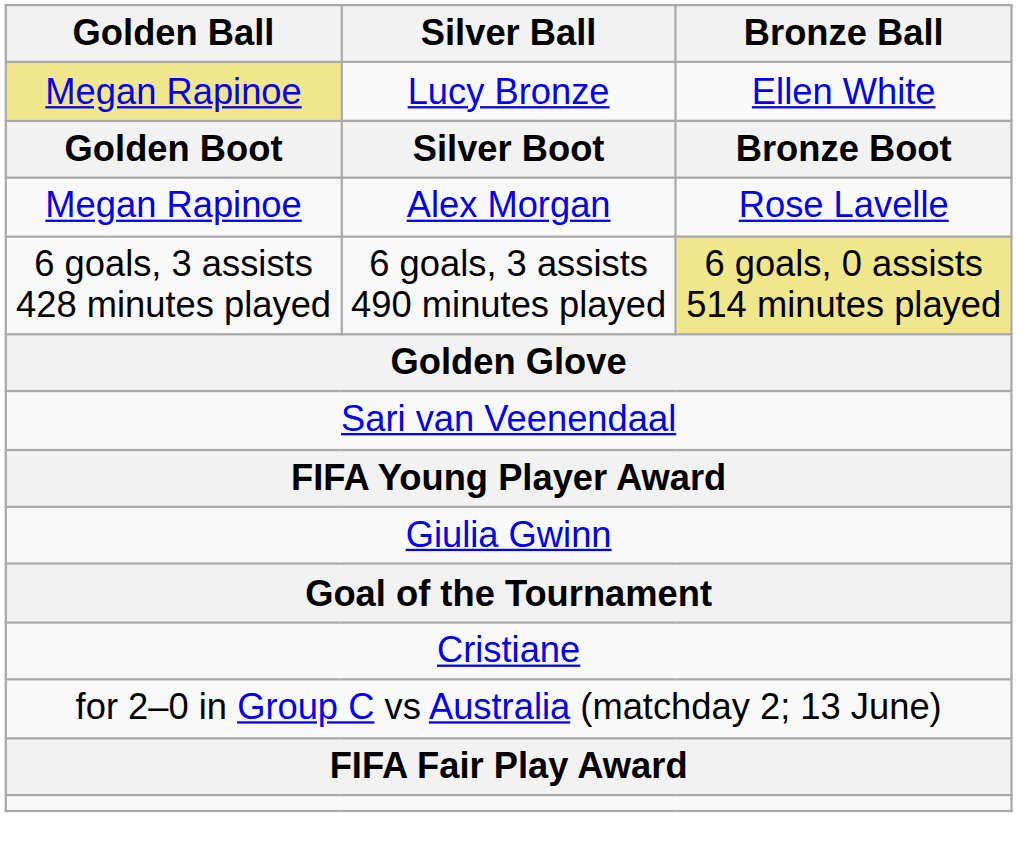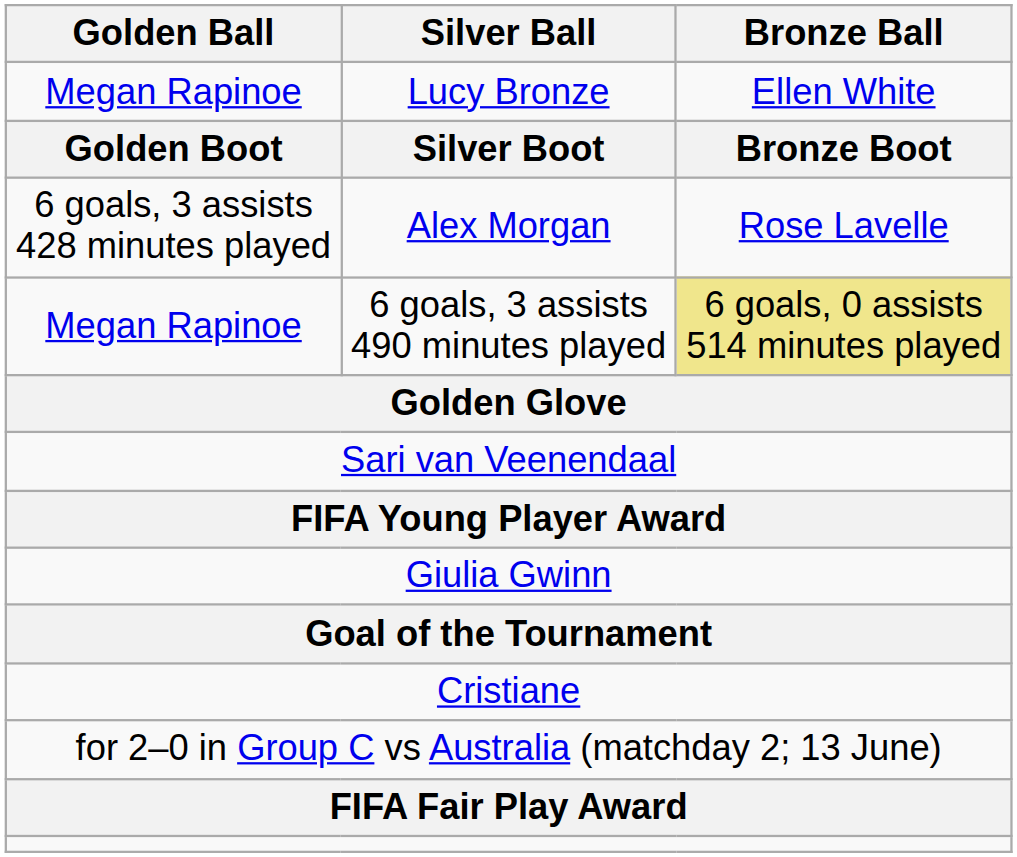(174, 90) khaki background -> (174, 90) no background
(174, 206) Megan Rapinoe -> (174, 226) 6 goals, 3 assists 428 minutes played
(174, 284) 6 goals, 3 assists 428 minutes played -> (174, 324) Megan Rapinoe
